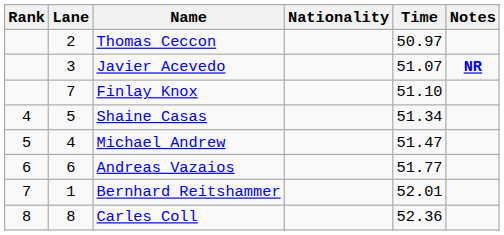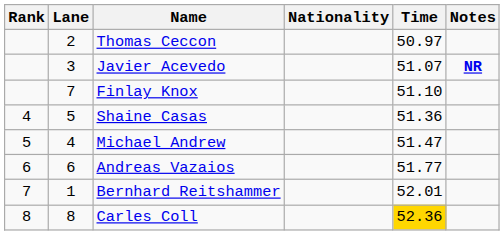(420, 117) 51.34 -> (420, 117) 51.36
(420, 217) no background -> (420, 217) gold background
